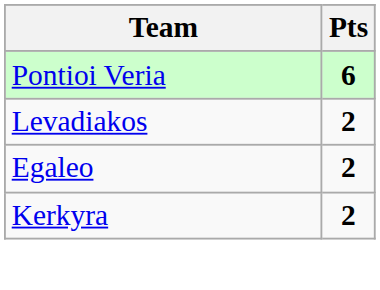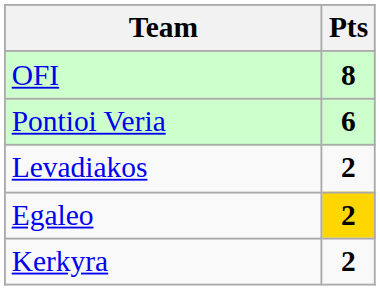+ row: (35, 74)
(348, 167) no background -> (348, 214) gold background
